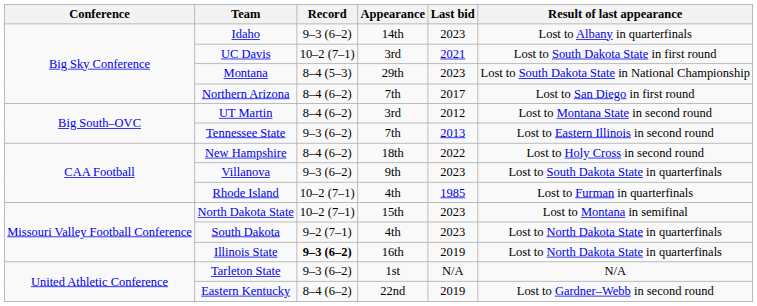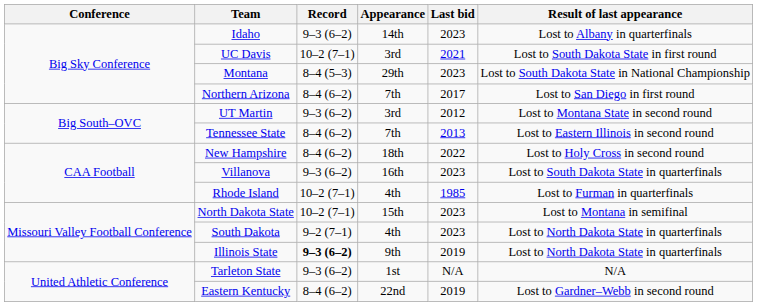(327, 113) 8–4 (6–2) -> (327, 113) 9–3 (6–2)
(327, 133) 9–3 (6–2) -> (327, 133) 8–4 (6–2)
(393, 172) 9th -> (393, 172) 16th
(393, 251) 16th -> (393, 251) 9th
